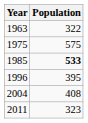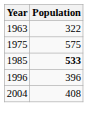(73, 77) 395 -> (73, 77) 396
- row: (17, 110)
